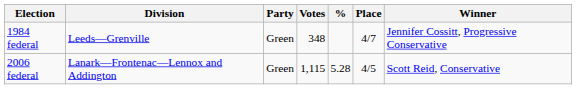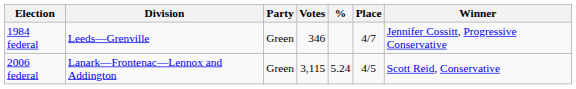(317, 37) 348 -> (317, 37) 346
(313, 68) 1,115 -> (313, 68) 3,115
(340, 68) 5.28 -> (340, 68) 5.24
